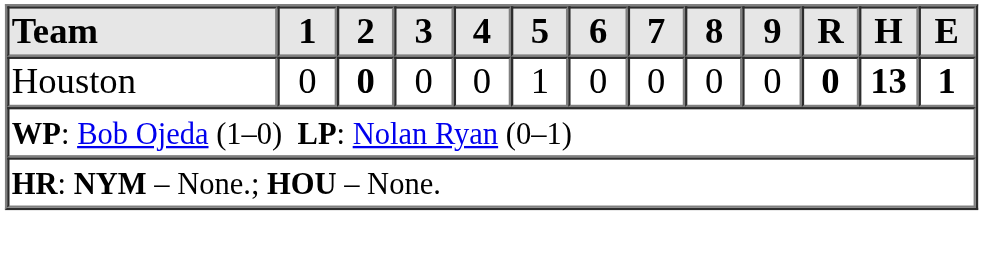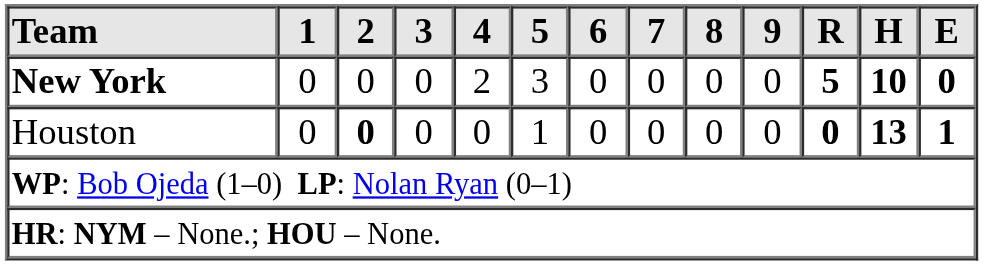+ row: (89, 81)
